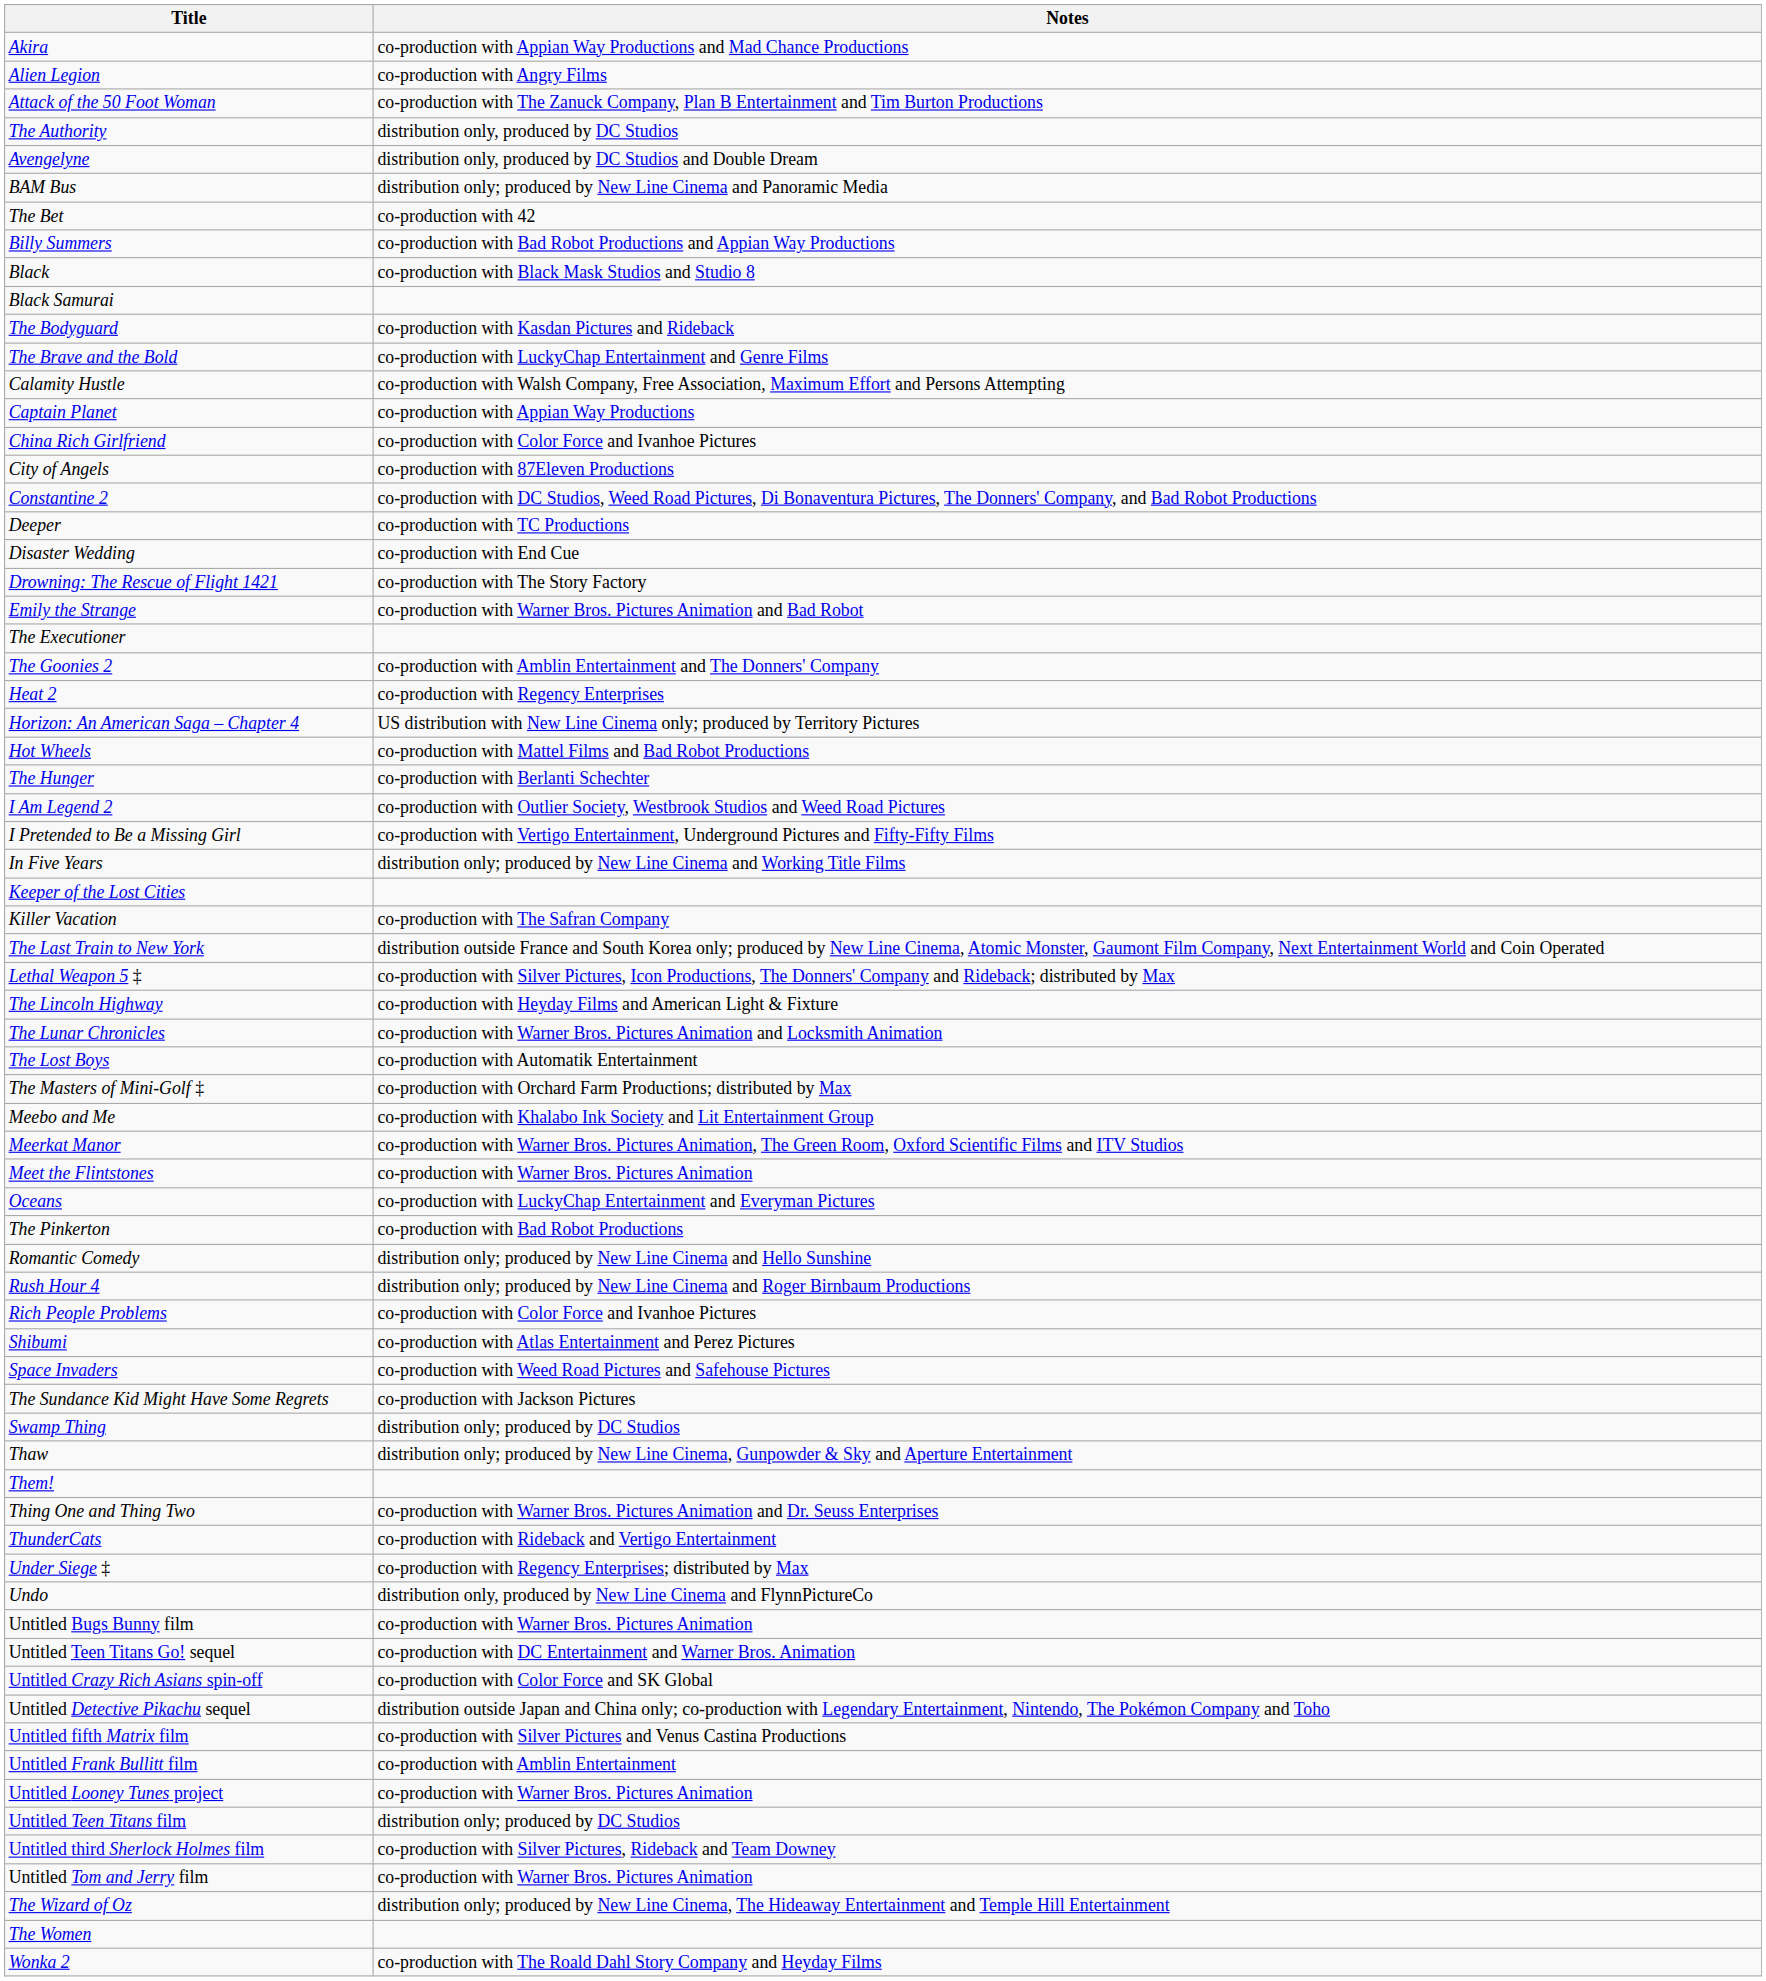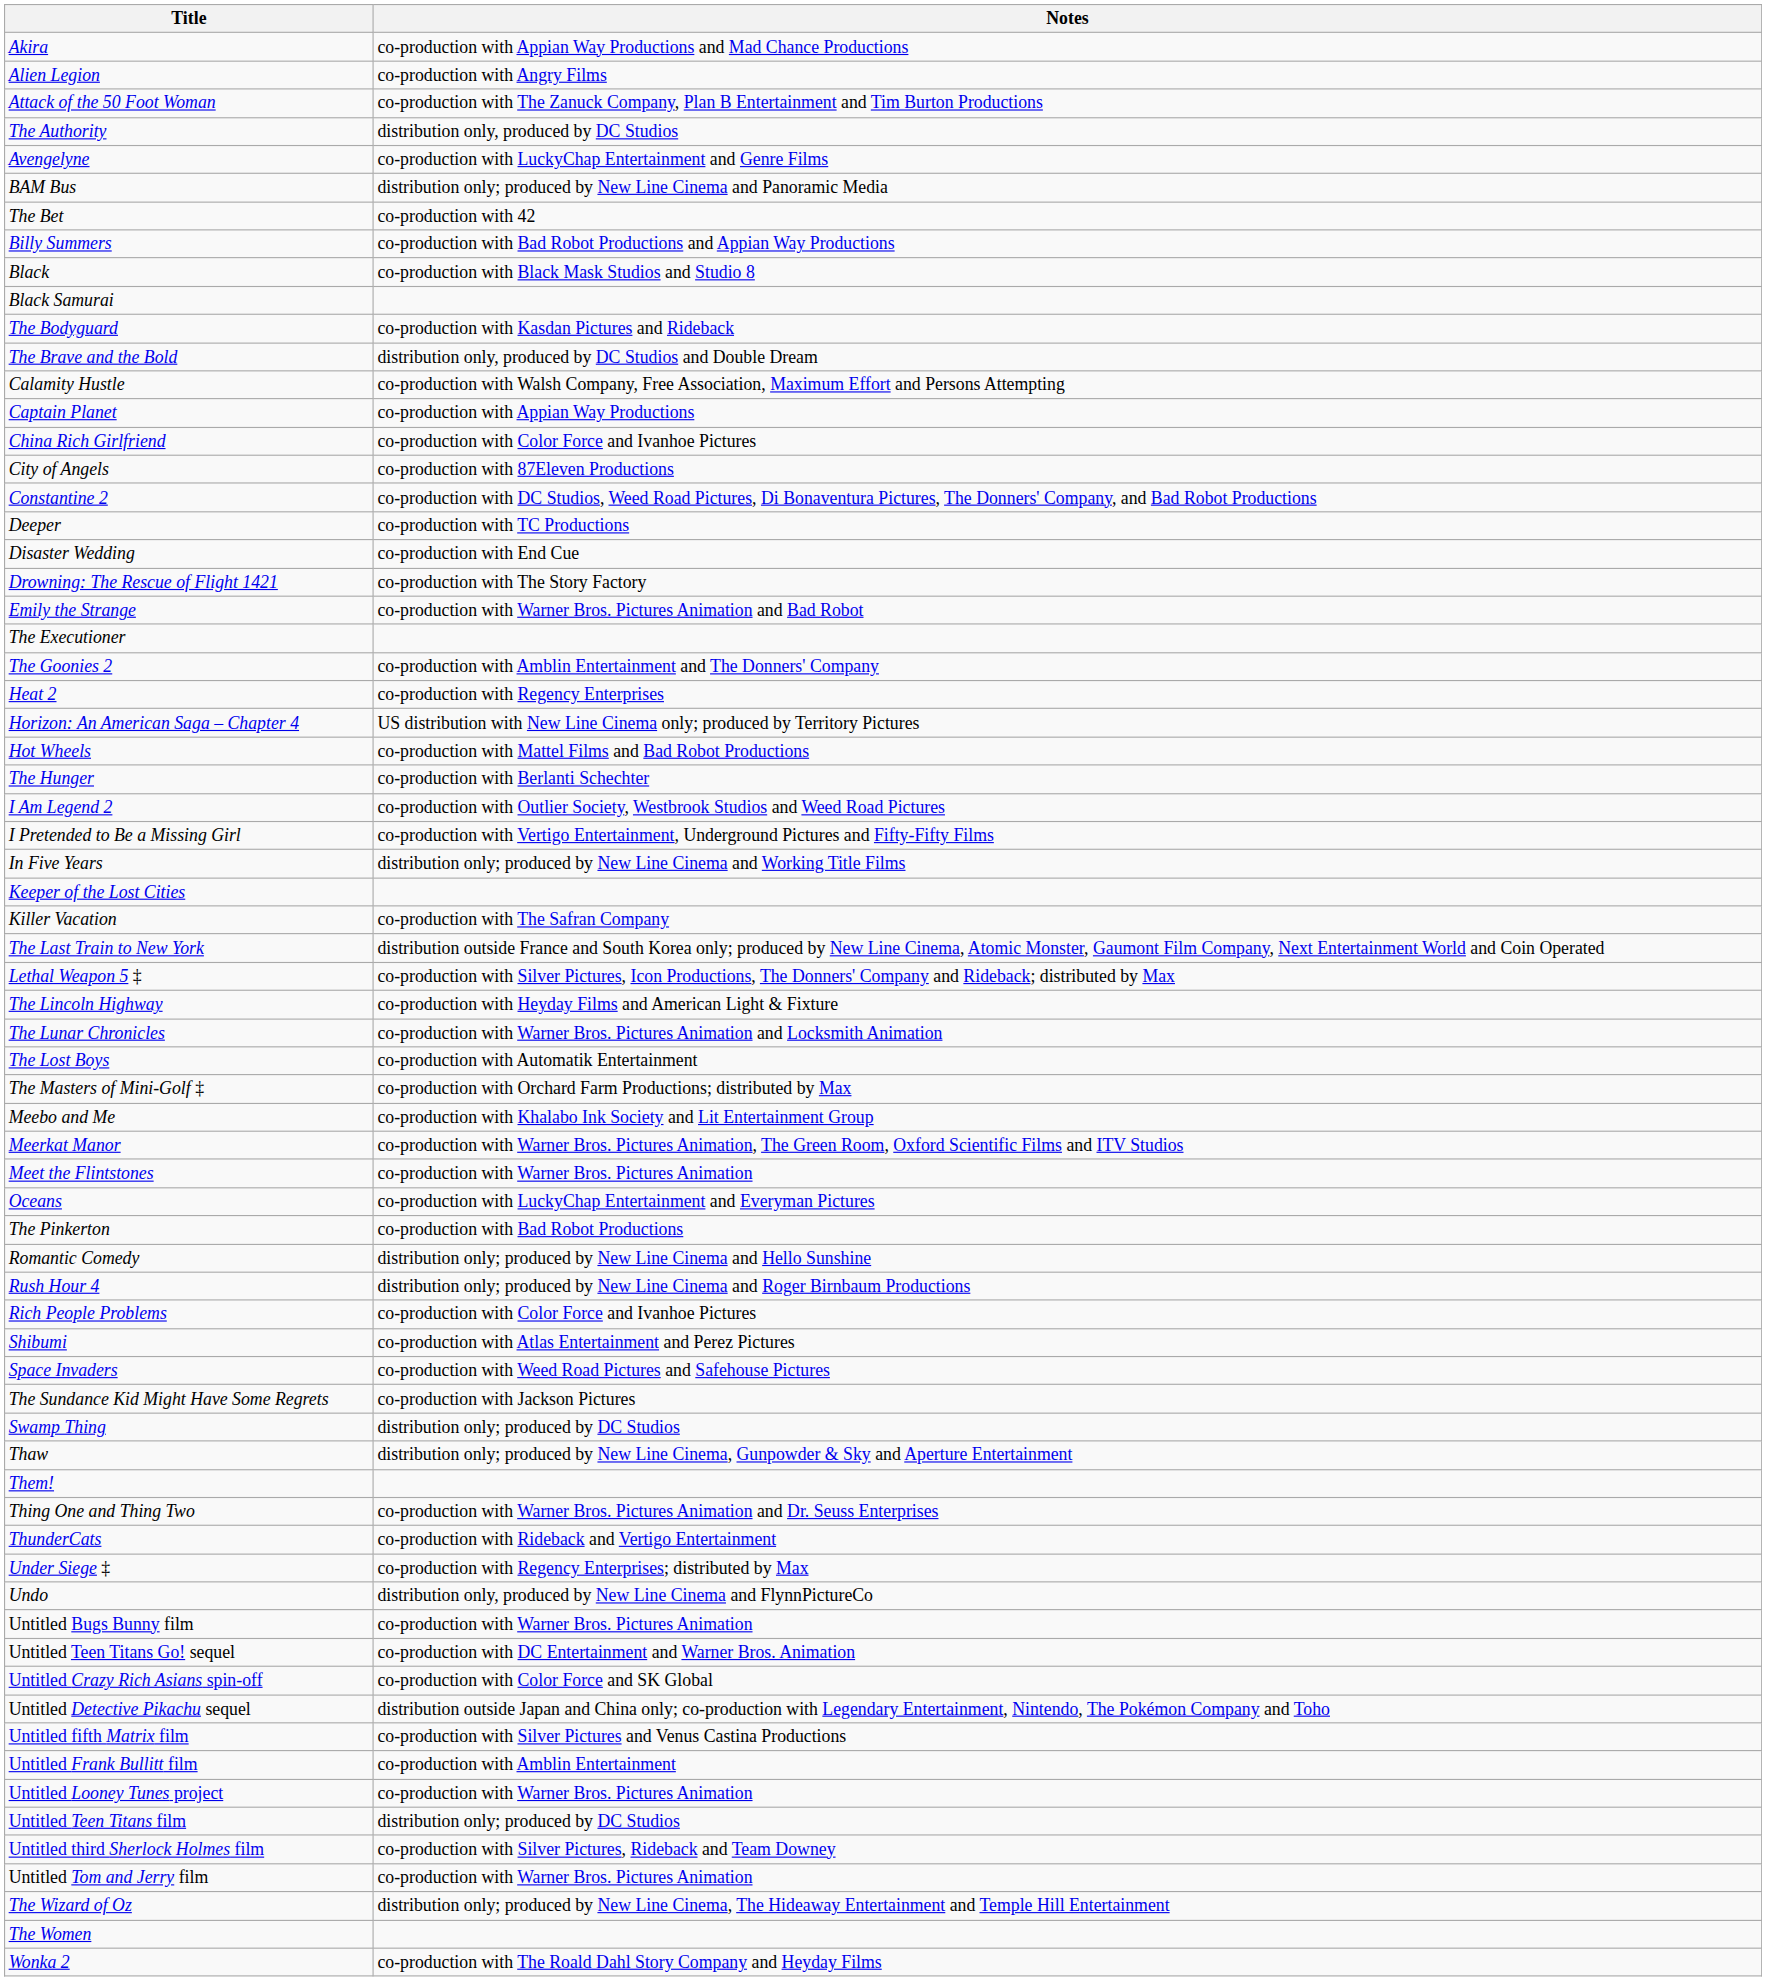(598, 159) distribution only, produced by DC Studios and Double Dream -> (603, 159) co-production with LuckyChap Entertainment and Genre Films
(603, 356) co-production with LuckyChap Entertainment and Genre Films -> (598, 356) distribution only, produced by DC Studios and Double Dream
